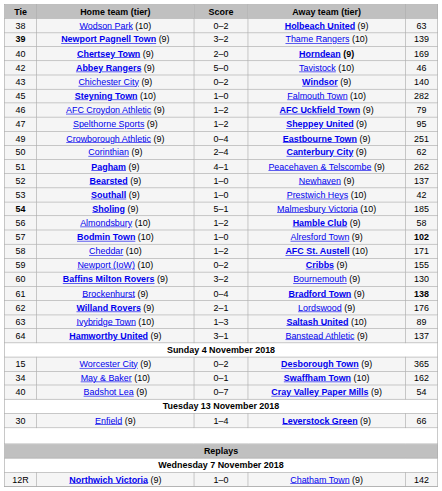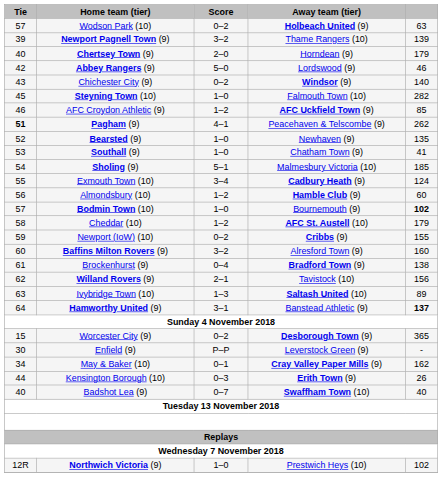(21, 26) 38 -> (21, 26) 57
(21, 40) bold -> (21, 40) normal
(327, 54) bold -> (327, 54) normal
(421, 54) 169 -> (421, 54) 179
(327, 68) Tavistock (10) -> (327, 68) Lordswood (9)
(421, 110) 79 -> (421, 110) 85
- row: (115, 125)
- row: (115, 139)
- row: (115, 153)
(21, 167) normal -> (21, 125) bold
(421, 181) 137 -> (421, 139) 135
(327, 195) Prestwich Heys (10) -> (327, 153) Chatham Town (9)
(421, 195) 42 -> (421, 153) 41
(21, 209) bold -> (21, 167) normal
+ row: (115, 181)
(421, 223) 58 -> (421, 195) 60
(327, 237) Alresford Town (9) -> (327, 209) Bournemouth (9)
(421, 252) 171 -> (421, 223) 179
(327, 280) Bournemouth (9) -> (327, 252) Alresford Town (9)
(421, 280) 130 -> (421, 252) 160
(421, 294) bold -> (421, 266) normal
(327, 308) Lordswood (9) -> (327, 280) Tavistock (10)
(421, 308) 176 -> (421, 280) 156
(421, 336) normal -> (421, 308) bold
+ row: (115, 350)
(327, 378) Swaffham Town (10) -> (327, 364) Cray Valley Paper Mills (9)
+ row: (115, 378)
(327, 393) Cray Valley Paper Mills (9) -> (327, 393) Swaffham Town (10)
(421, 393) 54 -> (421, 393) 40
- row: (115, 421)
(327, 480) Chatham Town (9) -> (327, 466) Prestwich Heys (10)
(421, 480) 142 -> (421, 466) 102
